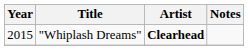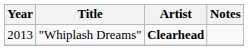(20, 34) 2015 -> (20, 34) 2013
